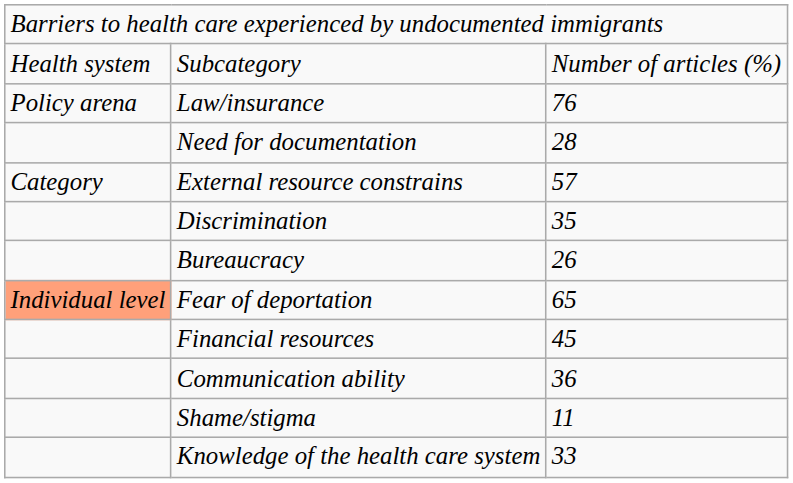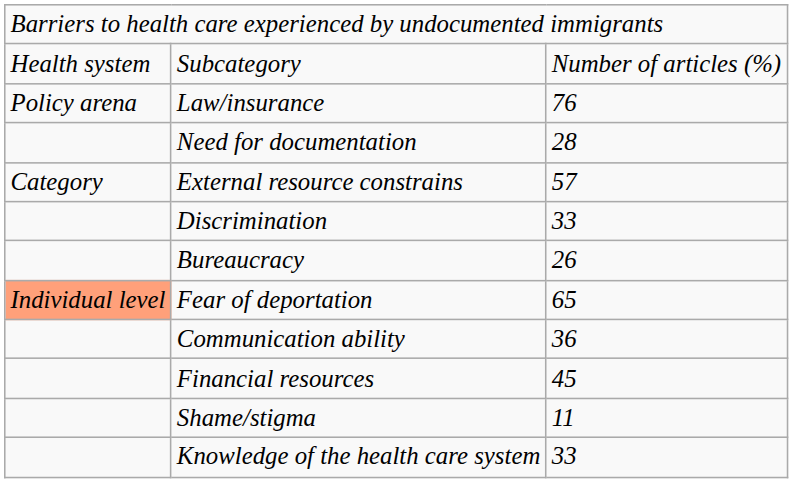(564, 220) 35 -> (564, 220) 33
rows swapped: (291, 378) <-> (275, 338)
